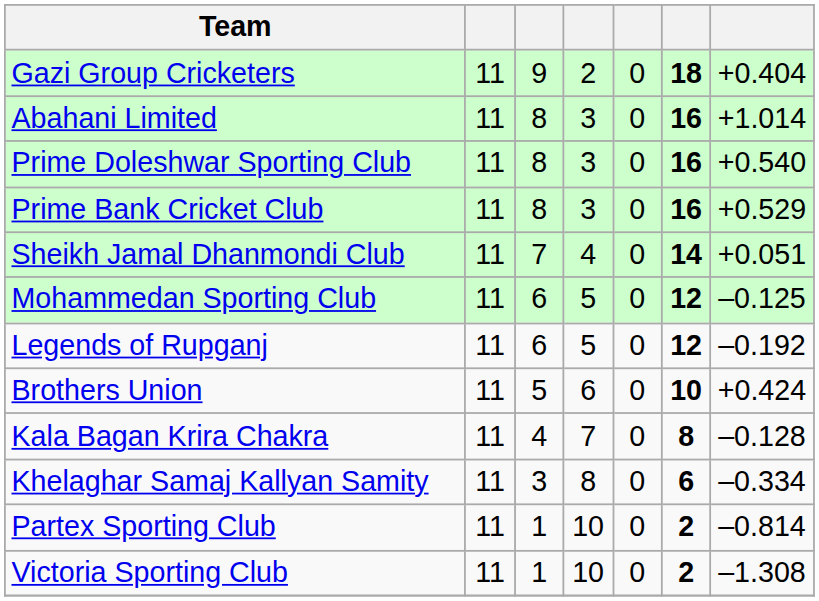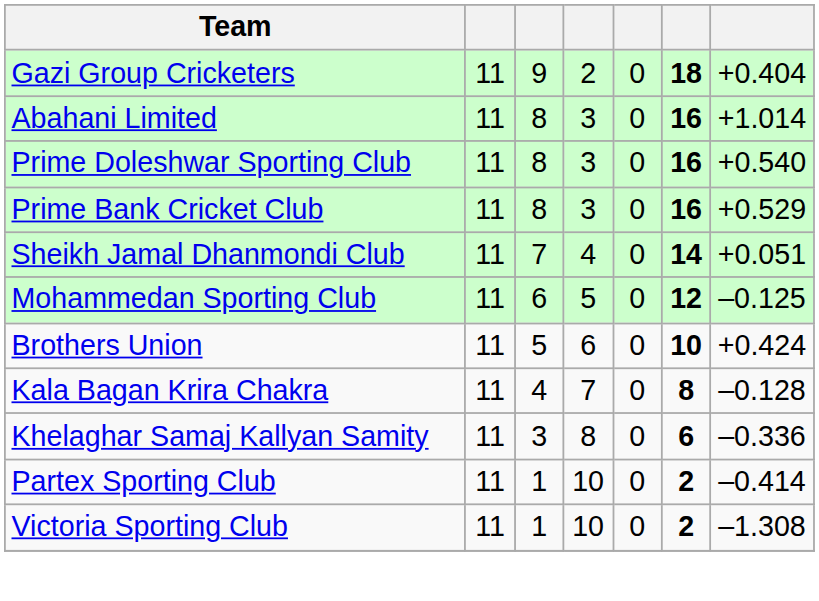- row: (140, 345)
(762, 481) –0.334 -> (762, 436) –0.336
(762, 526) –0.814 -> (762, 481) –0.414
